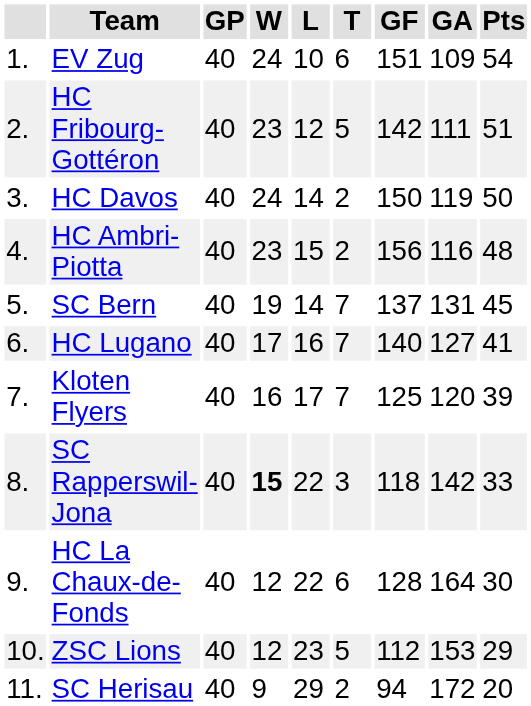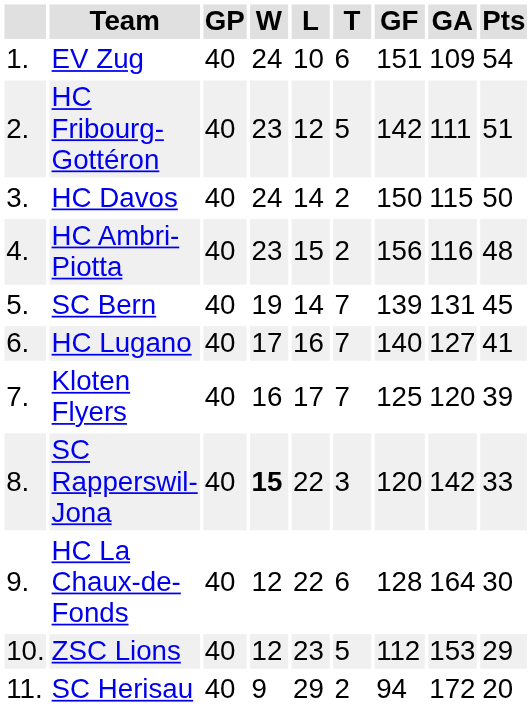(451, 197) 119 -> (451, 197) 115
(399, 305) 137 -> (399, 305) 139
(398, 481) 118 -> (399, 481) 120
